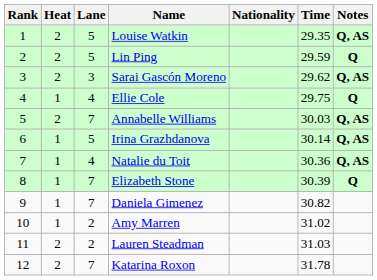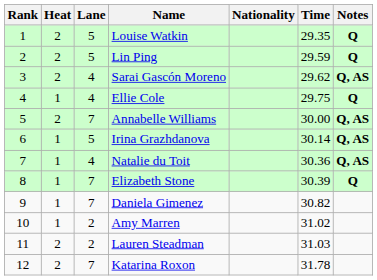(353, 35) Q, AS -> (353, 35) Q
(91, 77) 3 -> (91, 77) 4
(316, 118) 30.03 -> (316, 118) 30.00
